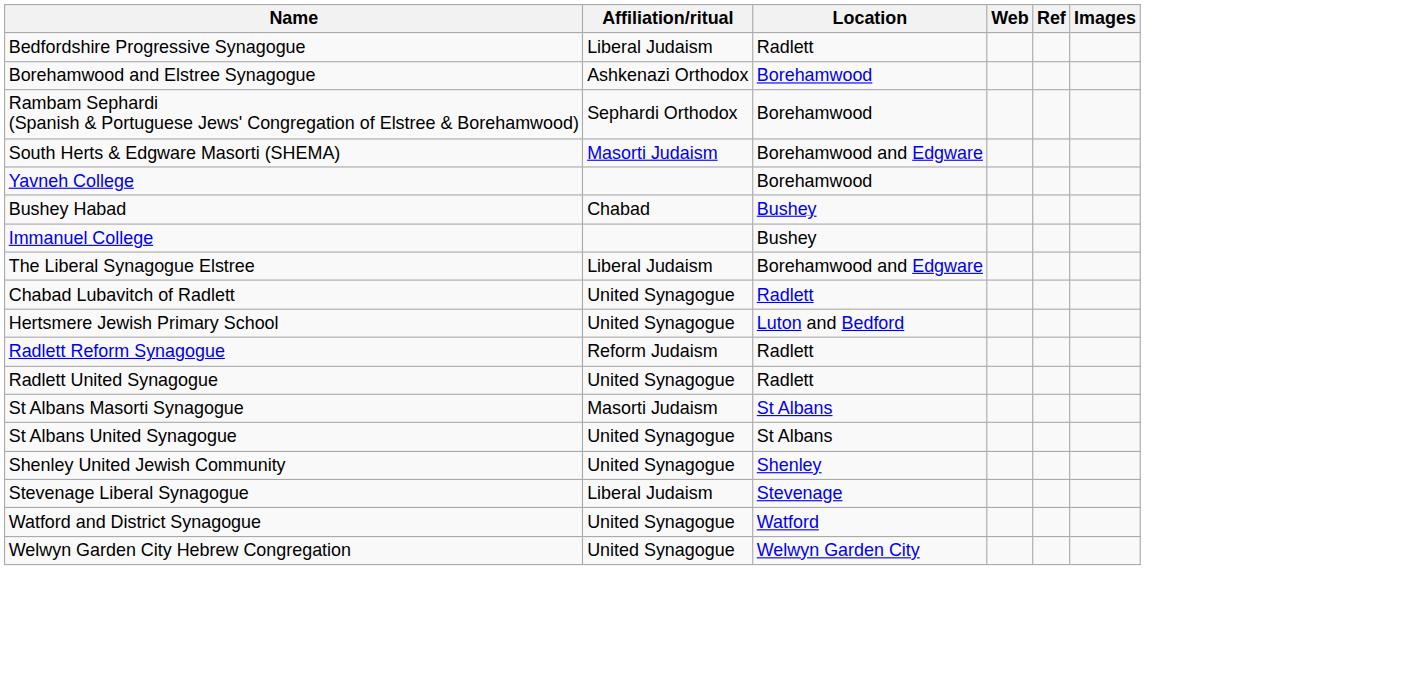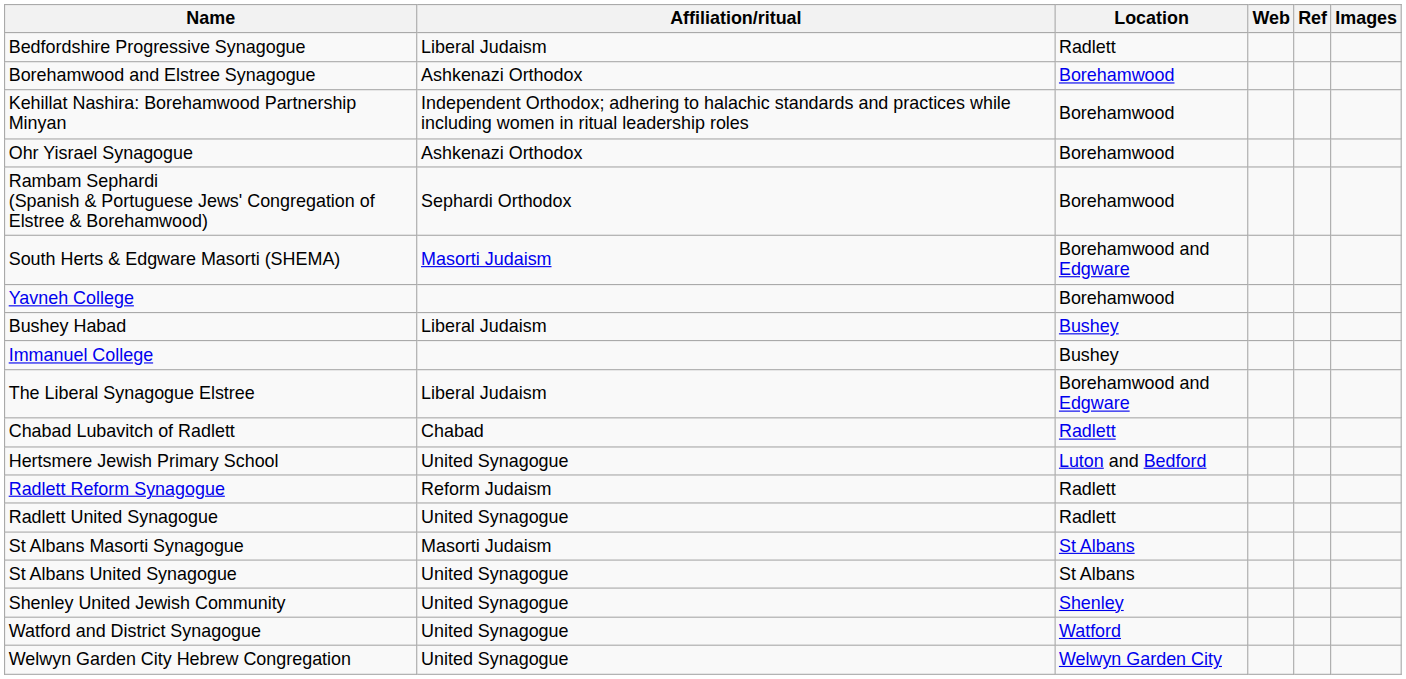+ row: (183, 114)
+ row: (101, 152)
(619, 209) Chabad -> (484, 326) Liberal Judaism
(661, 294) United Synagogue -> (452, 432) Chabad
- row: (129, 493)
